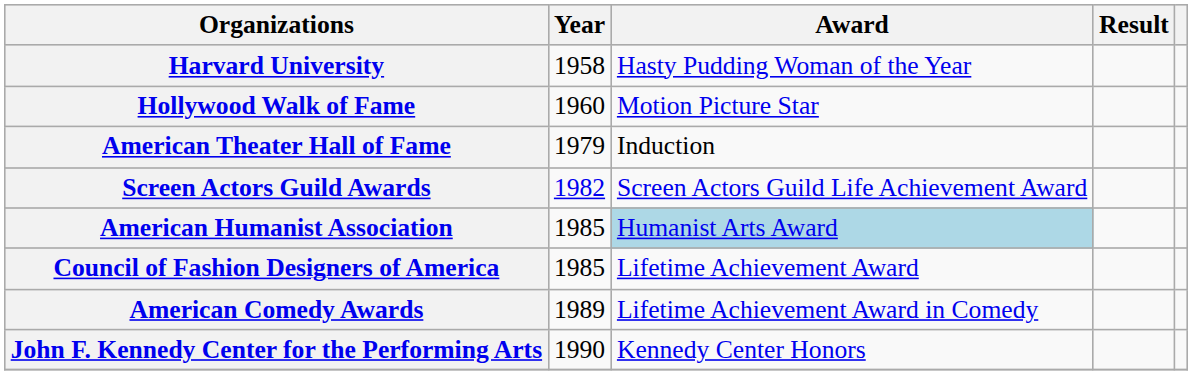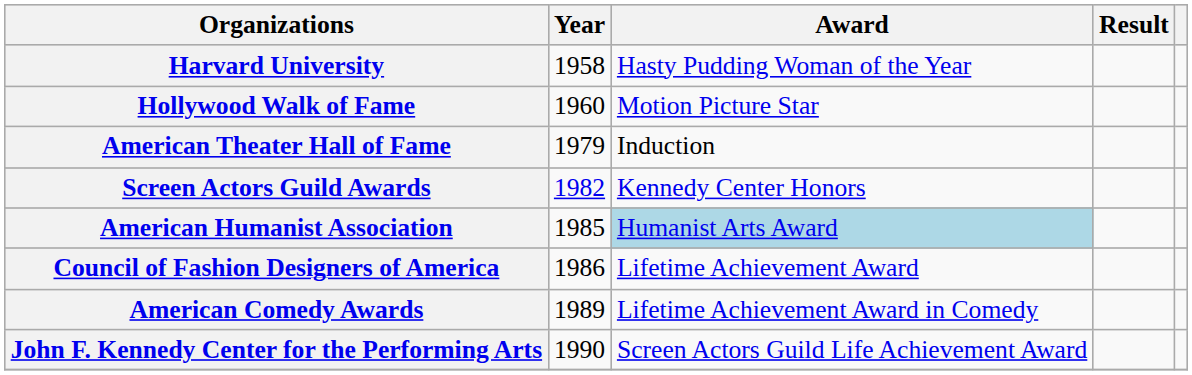(852, 187) Screen Actors Guild Life Achievement Award -> (741, 187) Kennedy Center Honors
(580, 268) 1985 -> (580, 268) 1986
(741, 349) Kennedy Center Honors -> (852, 349) Screen Actors Guild Life Achievement Award
